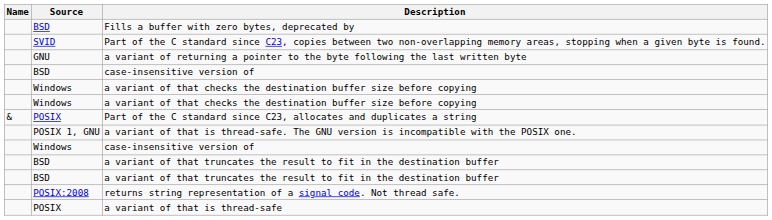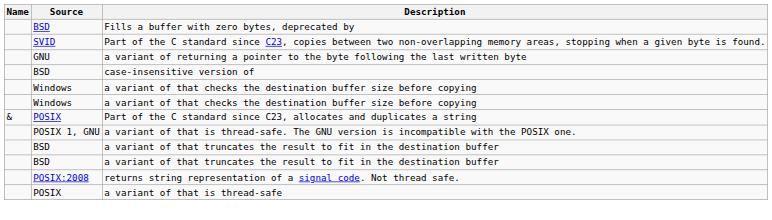- row: (53, 147)
